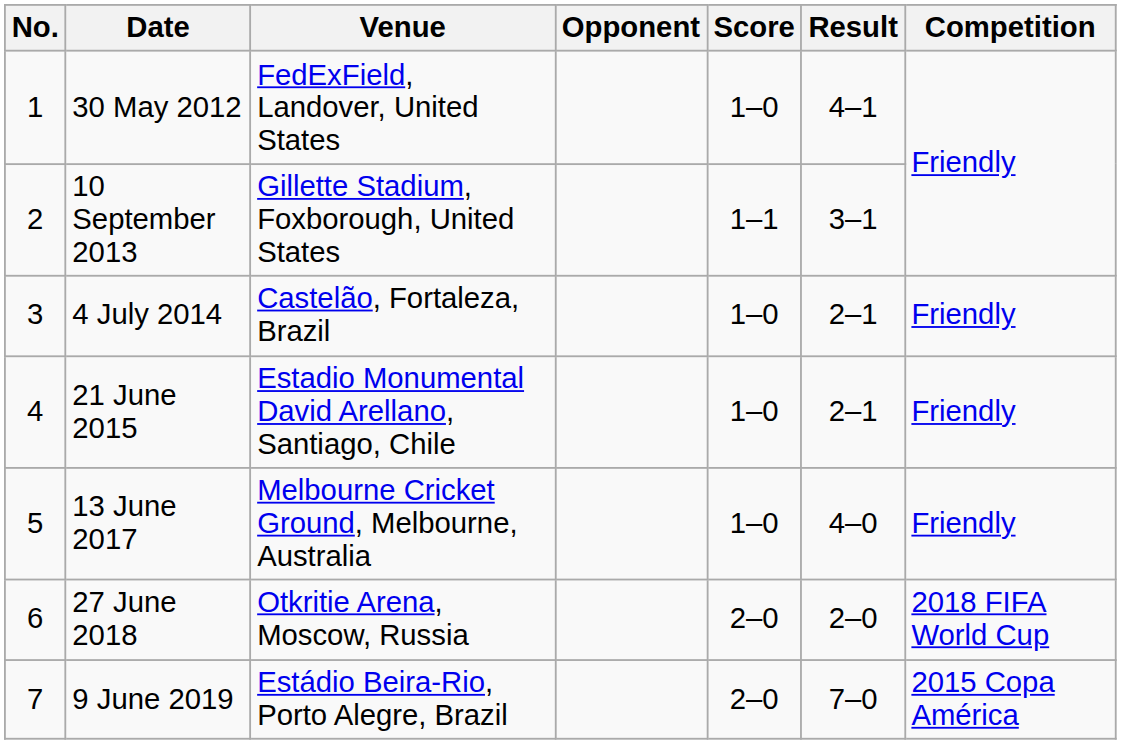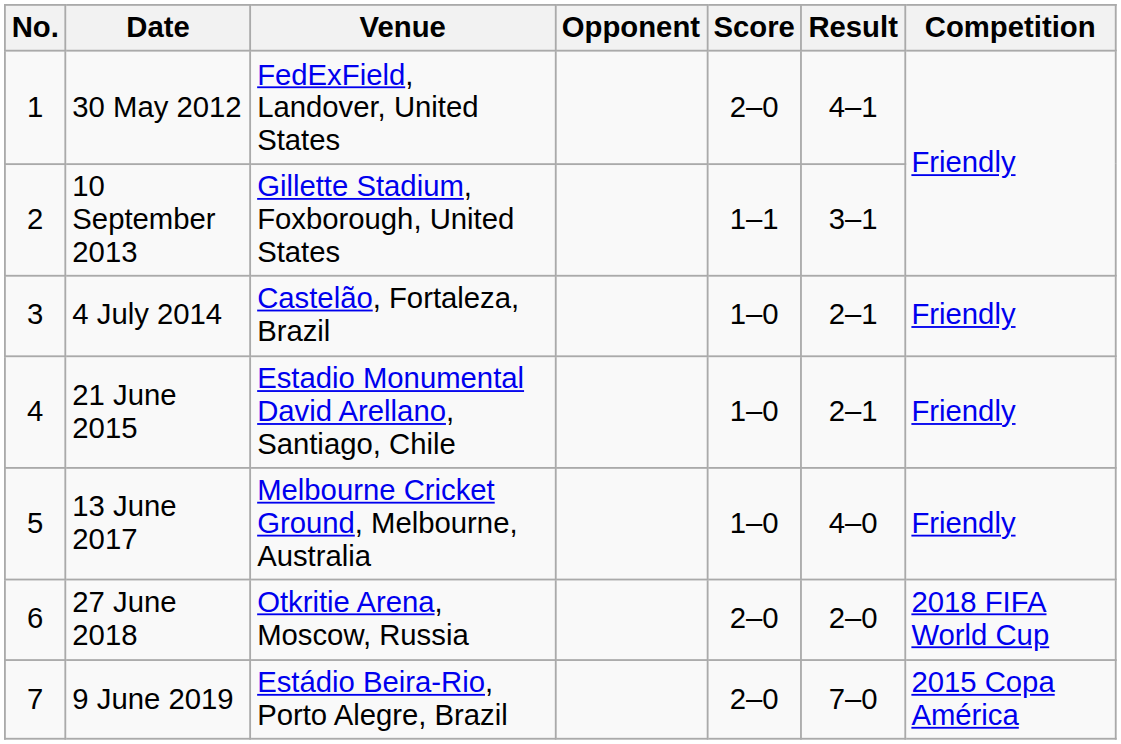(754, 107) 1–0 -> (754, 107) 2–0
